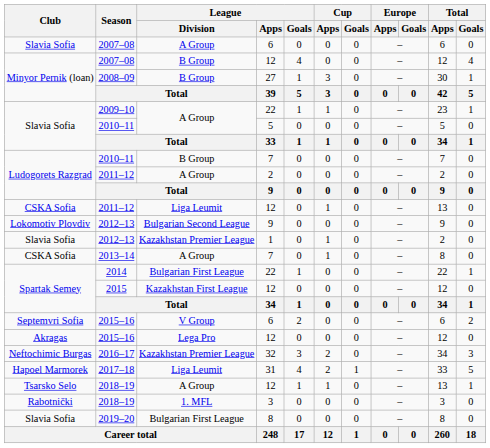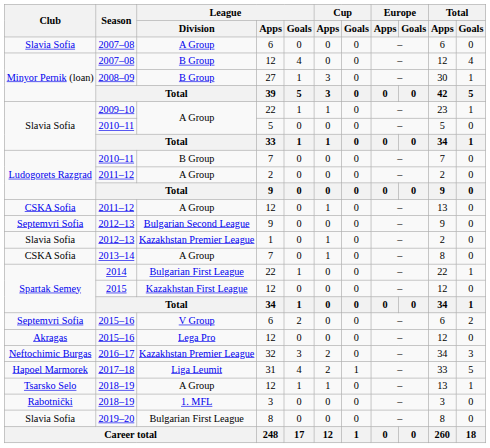(197, 207) Liga Leumit -> (197, 207) A Group
(50, 223) Lokomotiv Plovdiv -> (50, 223) Septemvri Sofia
